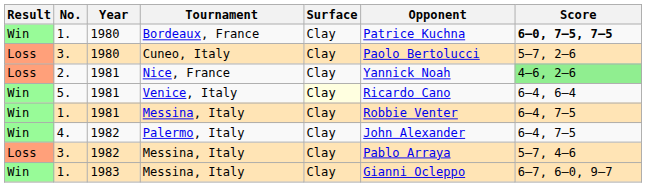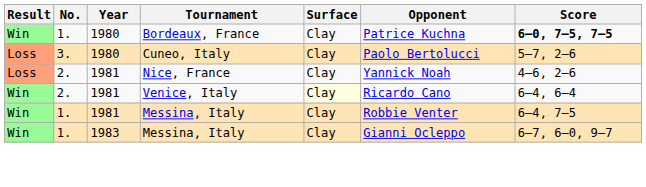(547, 73) lightgreen background -> (547, 73) no background
(64, 93) 5. -> (64, 93) 2.
- row: (105, 133)
- row: (105, 152)
